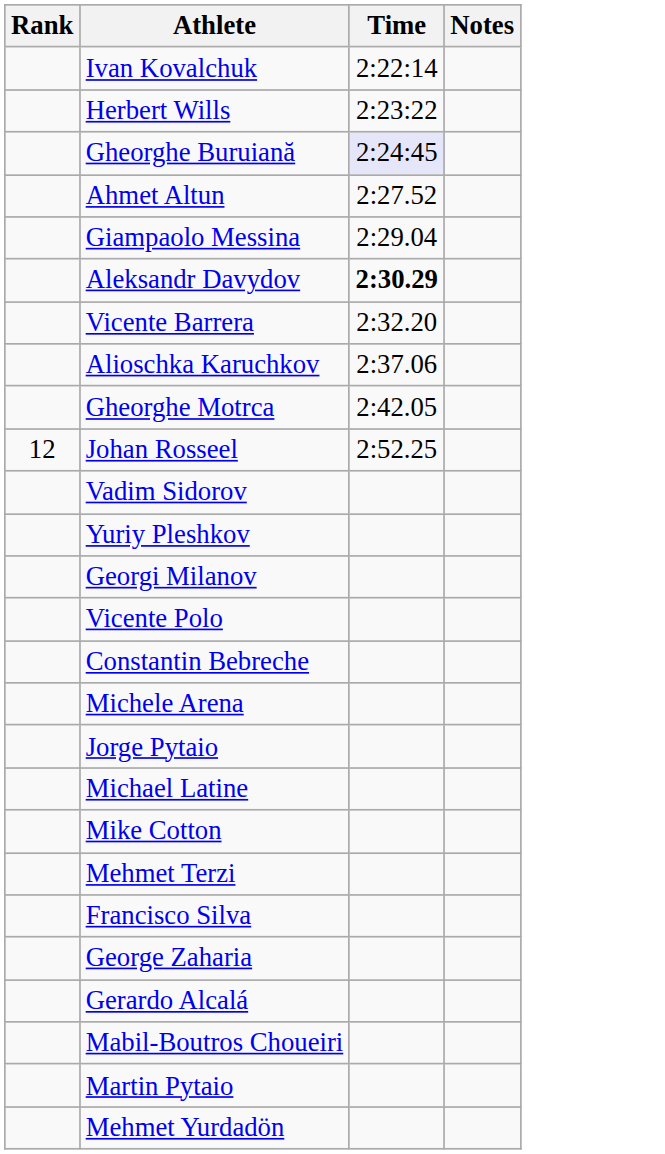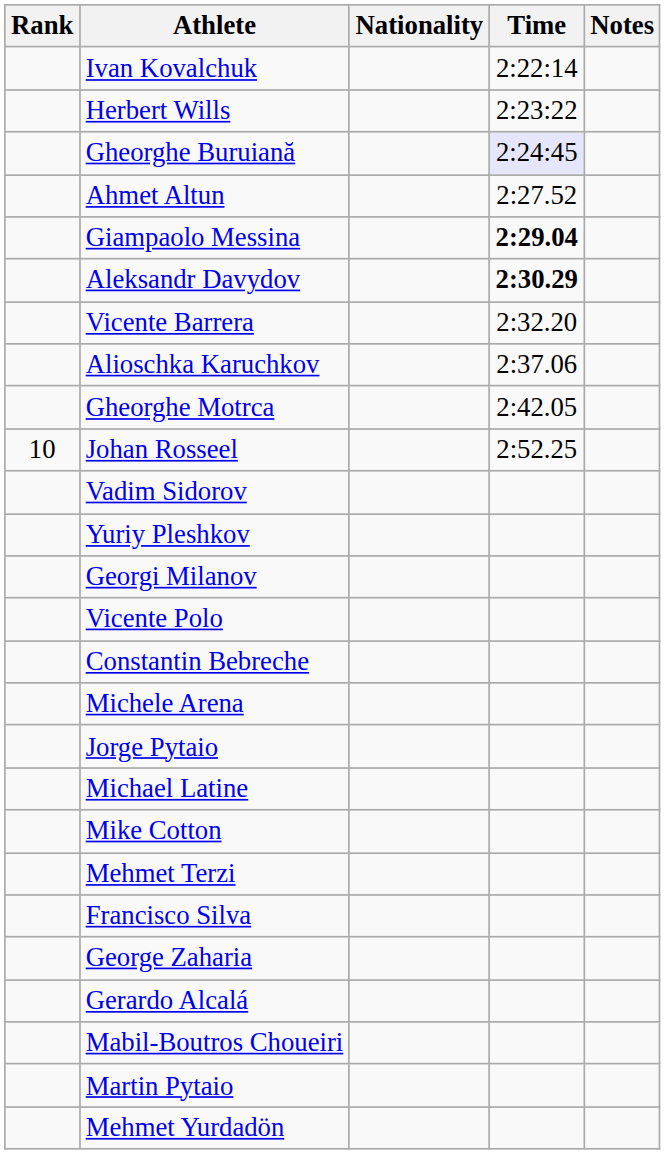+ column: (419, 25)
(397, 237) normal -> (537, 237) bold
(42, 449) 12 -> (42, 449) 10
